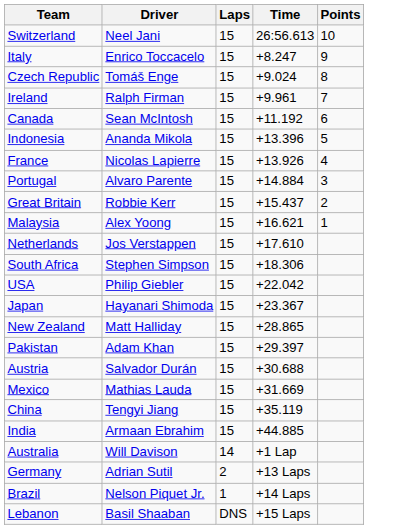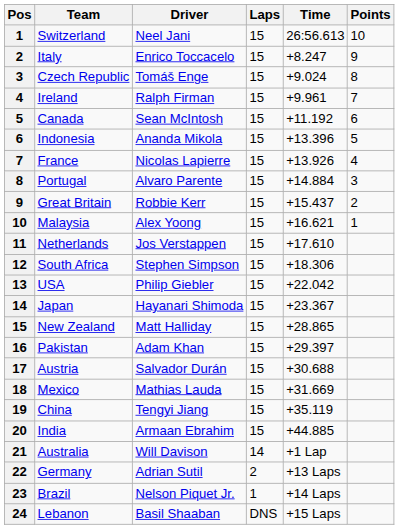+ column: (19, 14)
